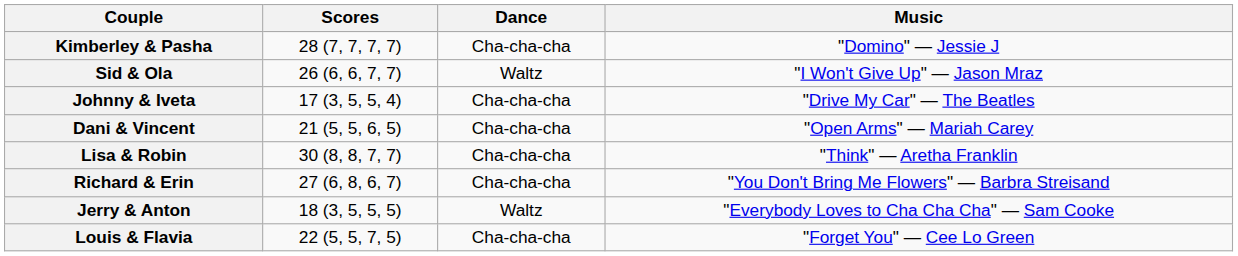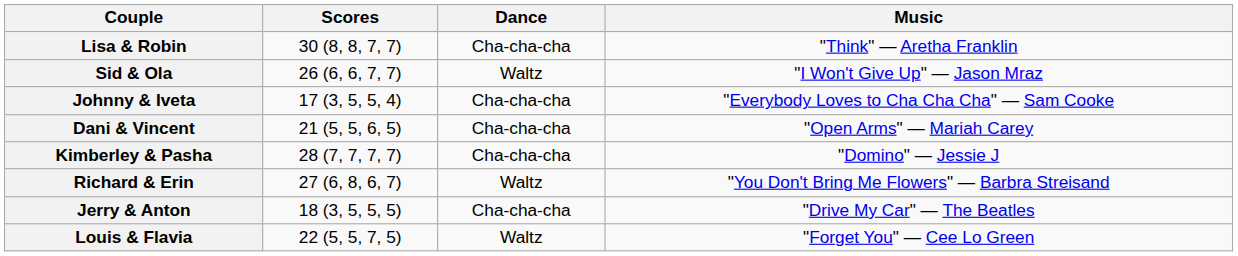rows swapped: (134, 45) <-> (134, 155)
(919, 100) "Drive My Car" — The Beatles -> (919, 100) "Everybody Loves to Cha Cha Cha" — Sam Cooke
(521, 182) Cha-cha-cha -> (521, 182) Waltz
(521, 210) Waltz -> (521, 210) Cha-cha-cha
(919, 210) "Everybody Loves to Cha Cha Cha" — Sam Cooke -> (919, 210) "Drive My Car" — The Beatles
(521, 237) Cha-cha-cha -> (521, 237) Waltz
